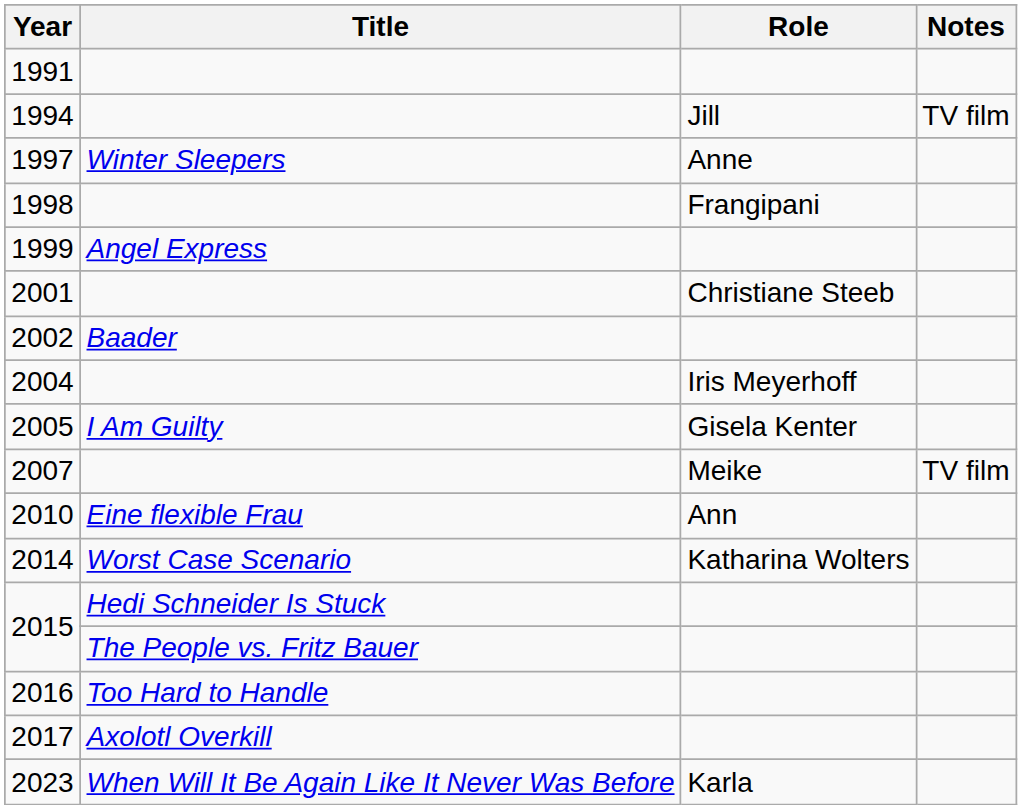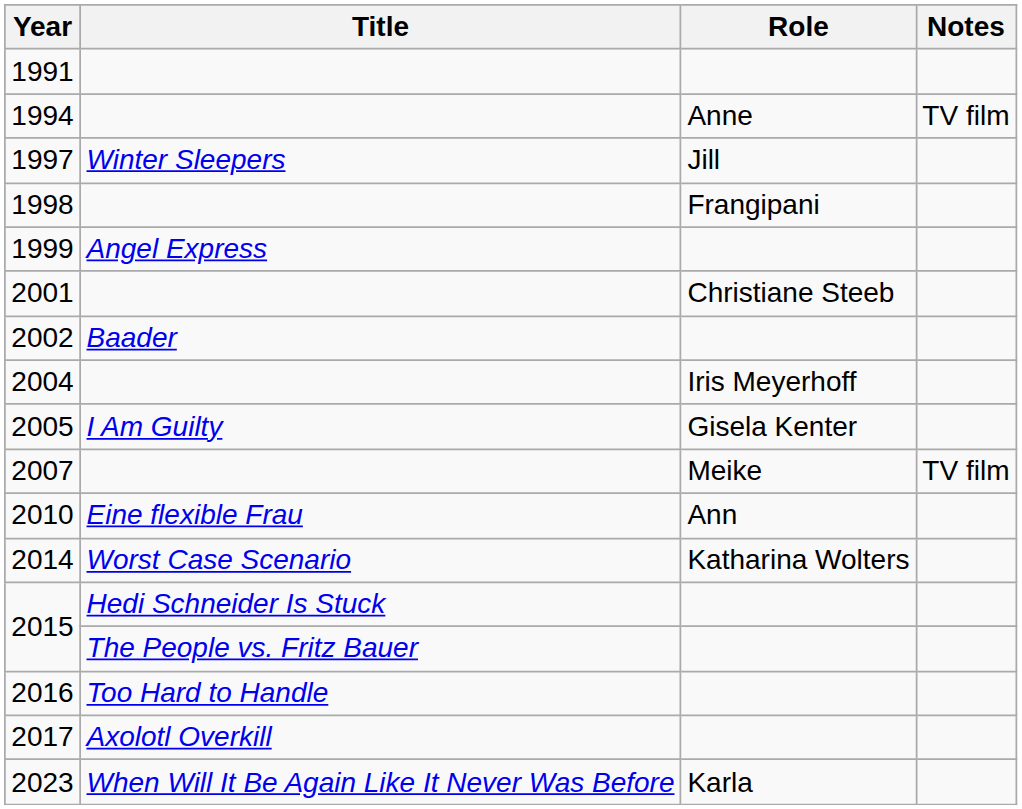(704, 115) Jill -> (720, 115) Anne
(720, 159) Anne -> (704, 159) Jill
